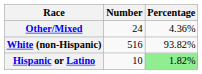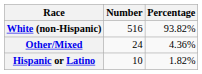rows swapped: (54, 45) <-> (54, 28)
(182, 61) lightgreen background -> (182, 61) no background
